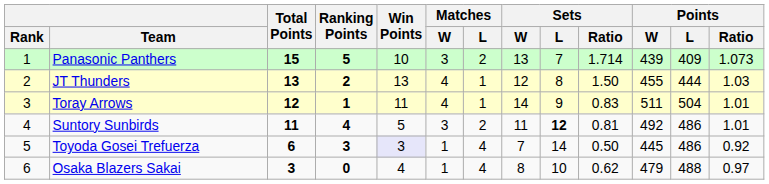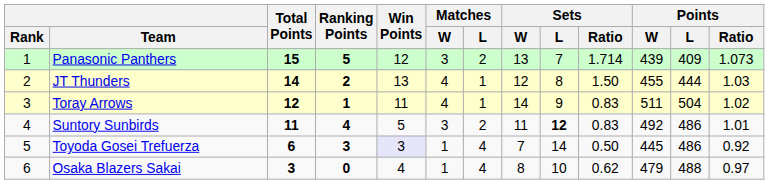(401, 59) 10 -> (401, 59) 12
(291, 81) 13 -> (291, 81) 14
(736, 103) 1.01 -> (736, 103) 1.02
(605, 125) 0.81 -> (605, 125) 0.83
